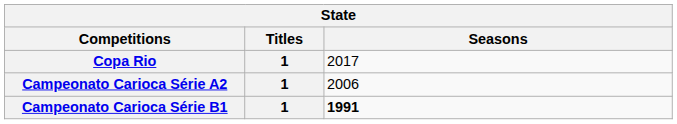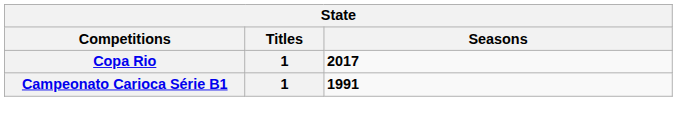(343, 61) normal -> (343, 61) bold
- row: (125, 84)
